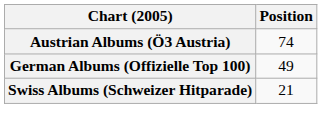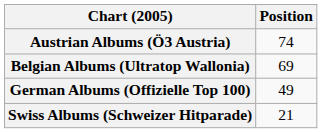+ row: (130, 66)
